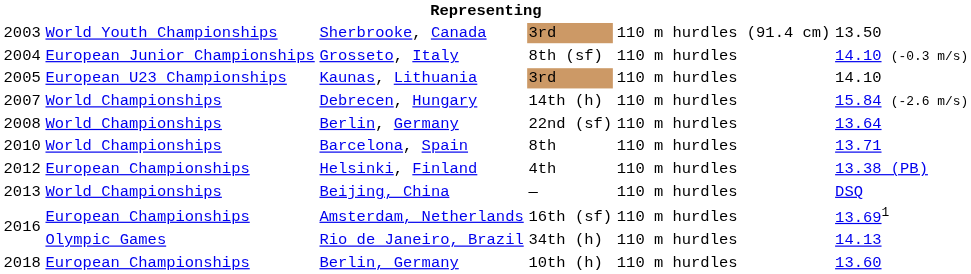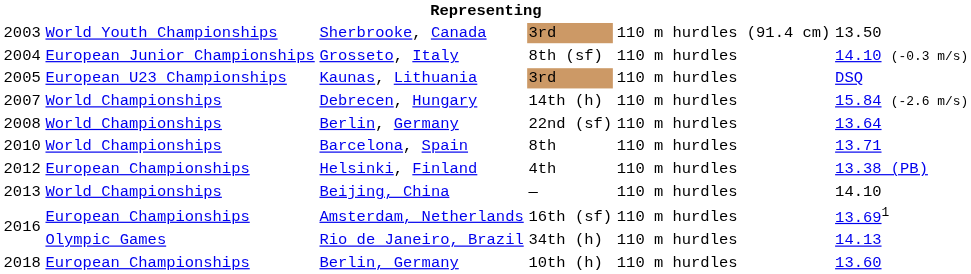(858, 78) 14.10 -> (849, 78) DSQ
(849, 191) DSQ -> (858, 191) 14.10
